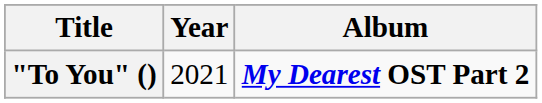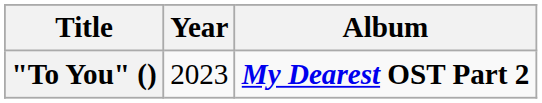(199, 73) 2021 -> (199, 73) 2023
